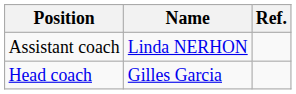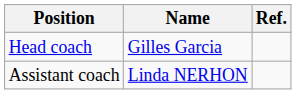rows swapped: (50, 74) <-> (64, 46)
